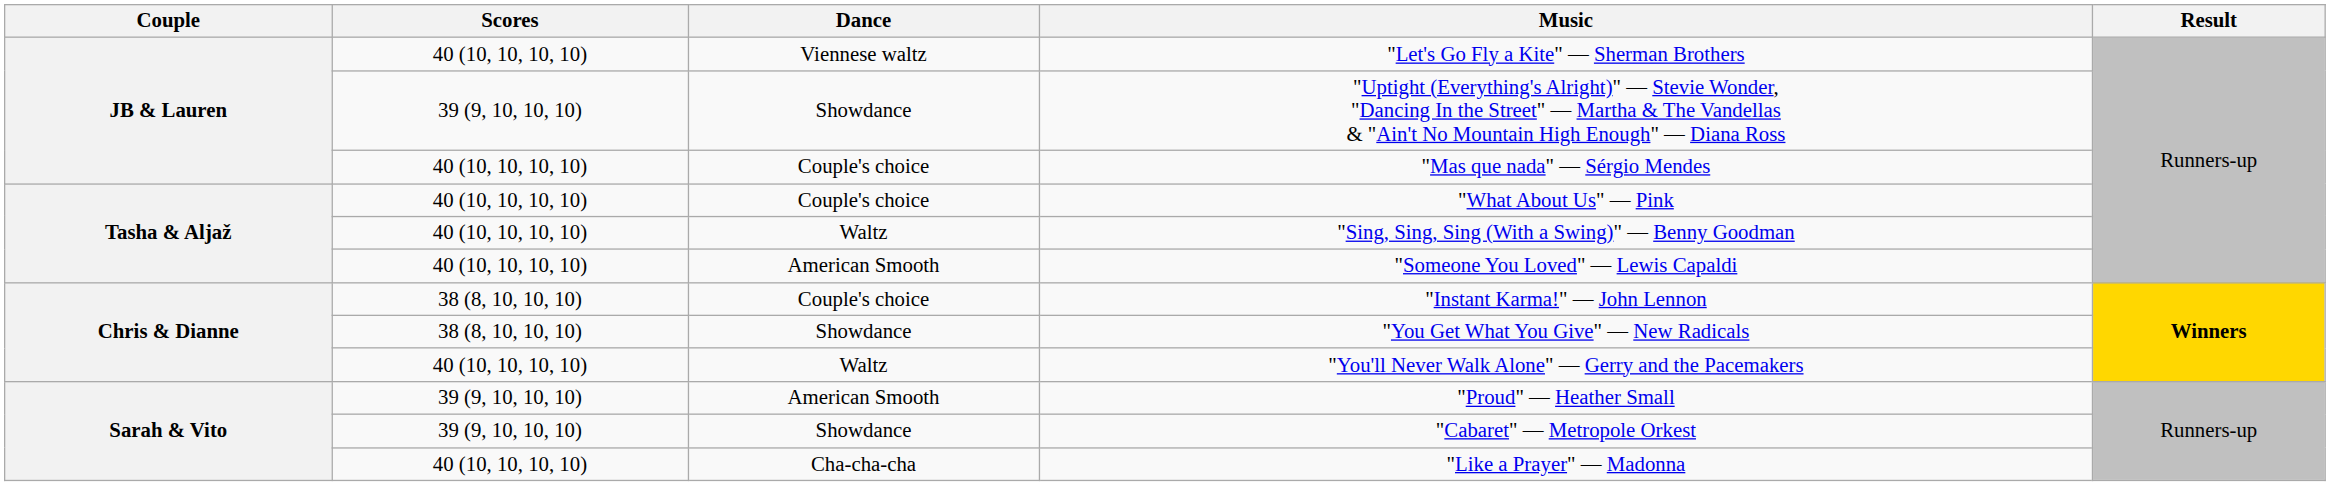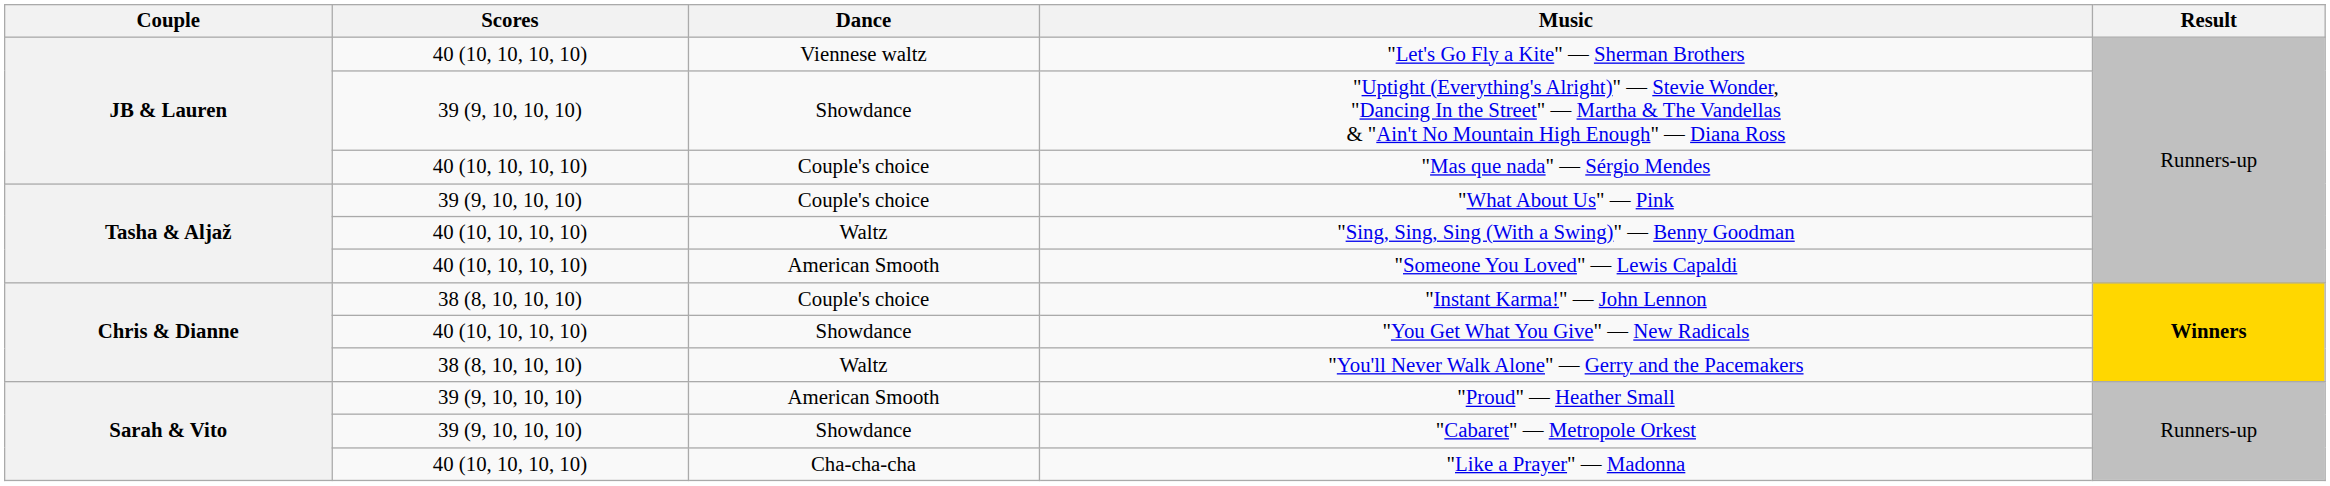(510, 199) 40 (10, 10, 10, 10) -> (510, 199) 39 (9, 10, 10, 10)
(510, 331) 38 (8, 10, 10, 10) -> (510, 331) 40 (10, 10, 10, 10)
(510, 364) 40 (10, 10, 10, 10) -> (510, 364) 38 (8, 10, 10, 10)
